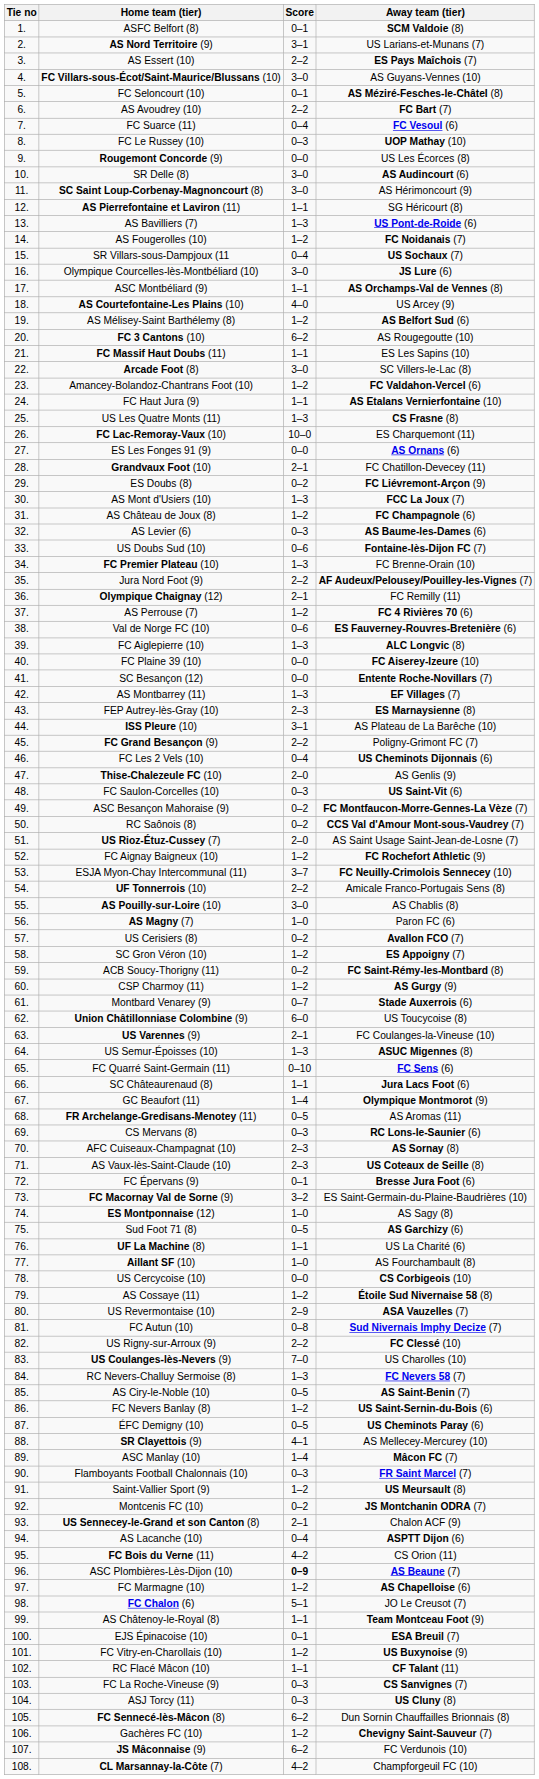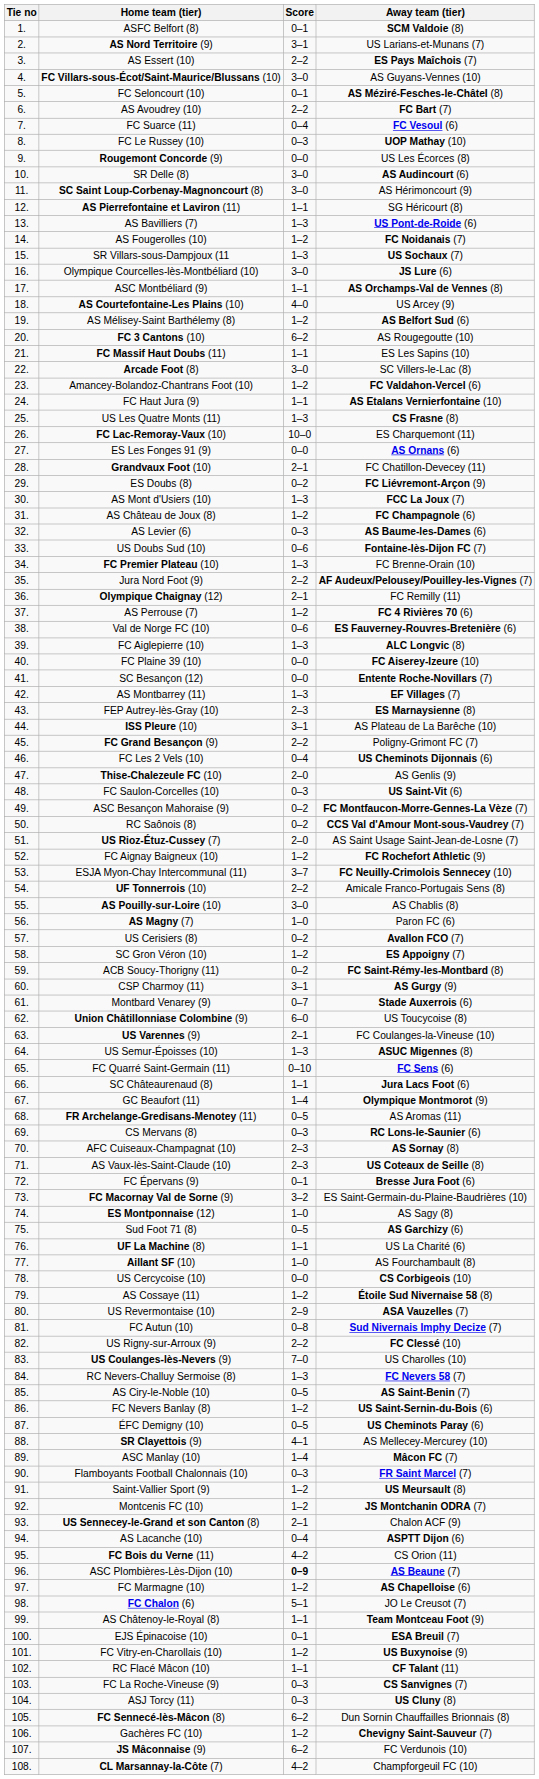(300, 256) 0–4 -> (300, 256) 1–3
(300, 987) 1–2 -> (300, 987) 3–1
(300, 1506) 0–2 -> (300, 1506) 1–2
